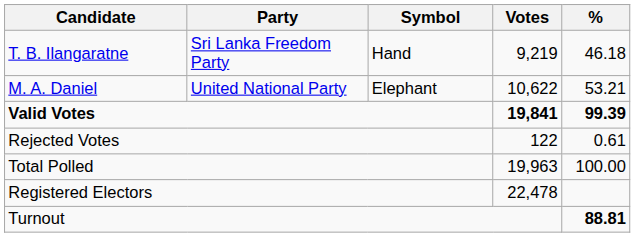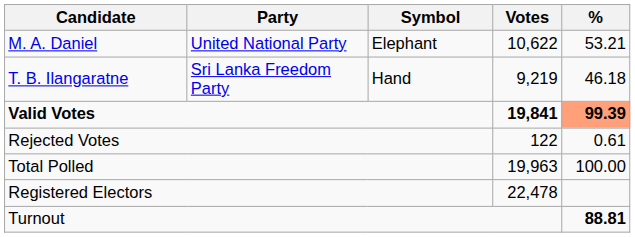rows swapped: (53, 88) <-> (68, 52)
(605, 114) no background -> (605, 114) lightsalmon background
